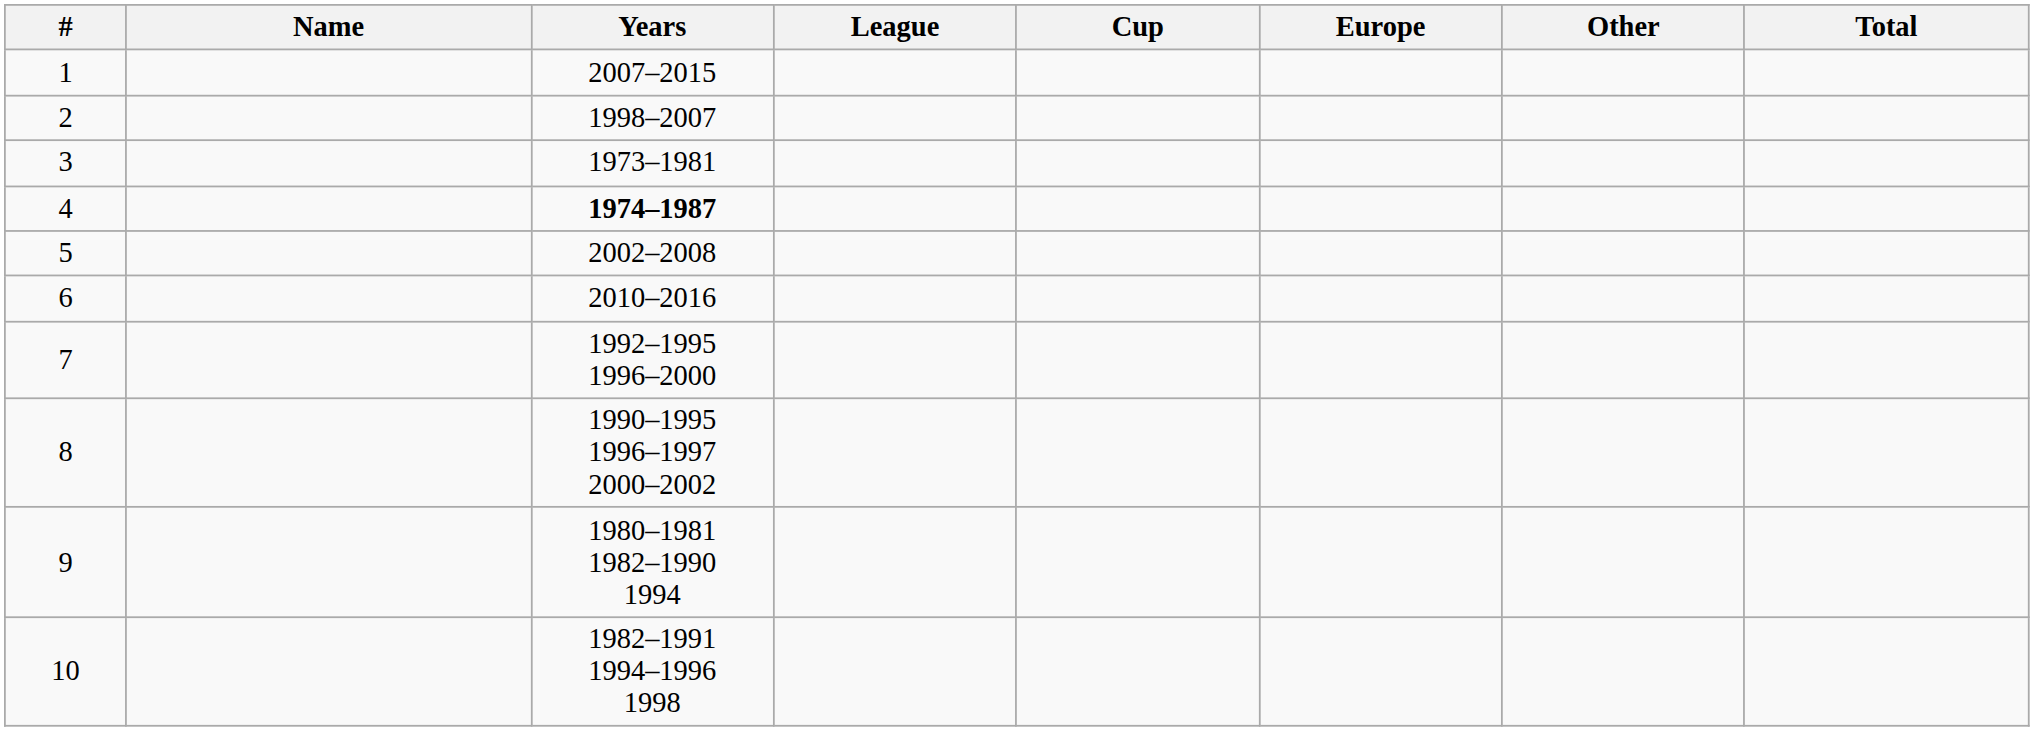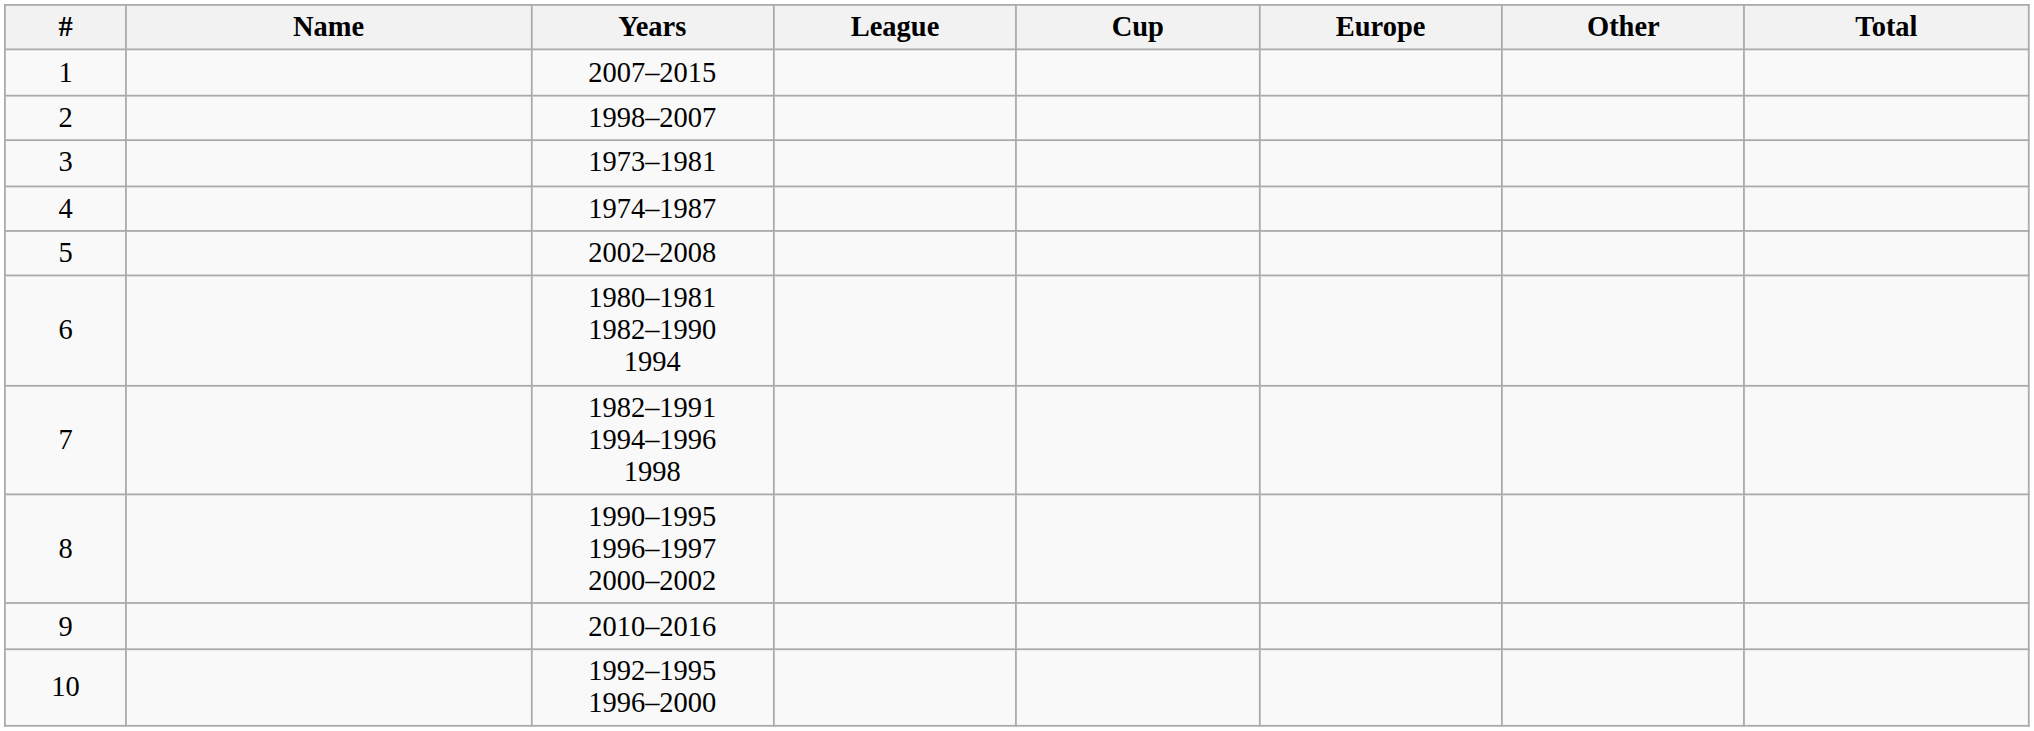(652, 207) bold -> (652, 207) normal
(652, 298) 2010–2016 -> (652, 330) 1980–1981 1982–1990 1994
(652, 359) 1992–1995 1996–2000 -> (652, 439) 1982–1991 1994–1996 1998
(652, 561) 1980–1981 1982–1990 1994 -> (652, 625) 2010–2016
(652, 670) 1982–1991 1994–1996 1998 -> (652, 687) 1992–1995 1996–2000
